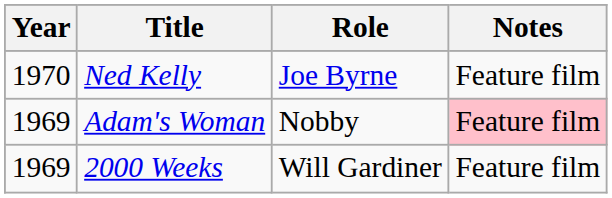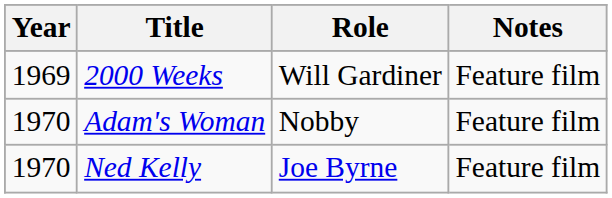rows swapped: (154, 167) <-> (143, 74)
(41, 121) 1969 -> (41, 121) 1970
(528, 121) pink background -> (528, 121) no background
